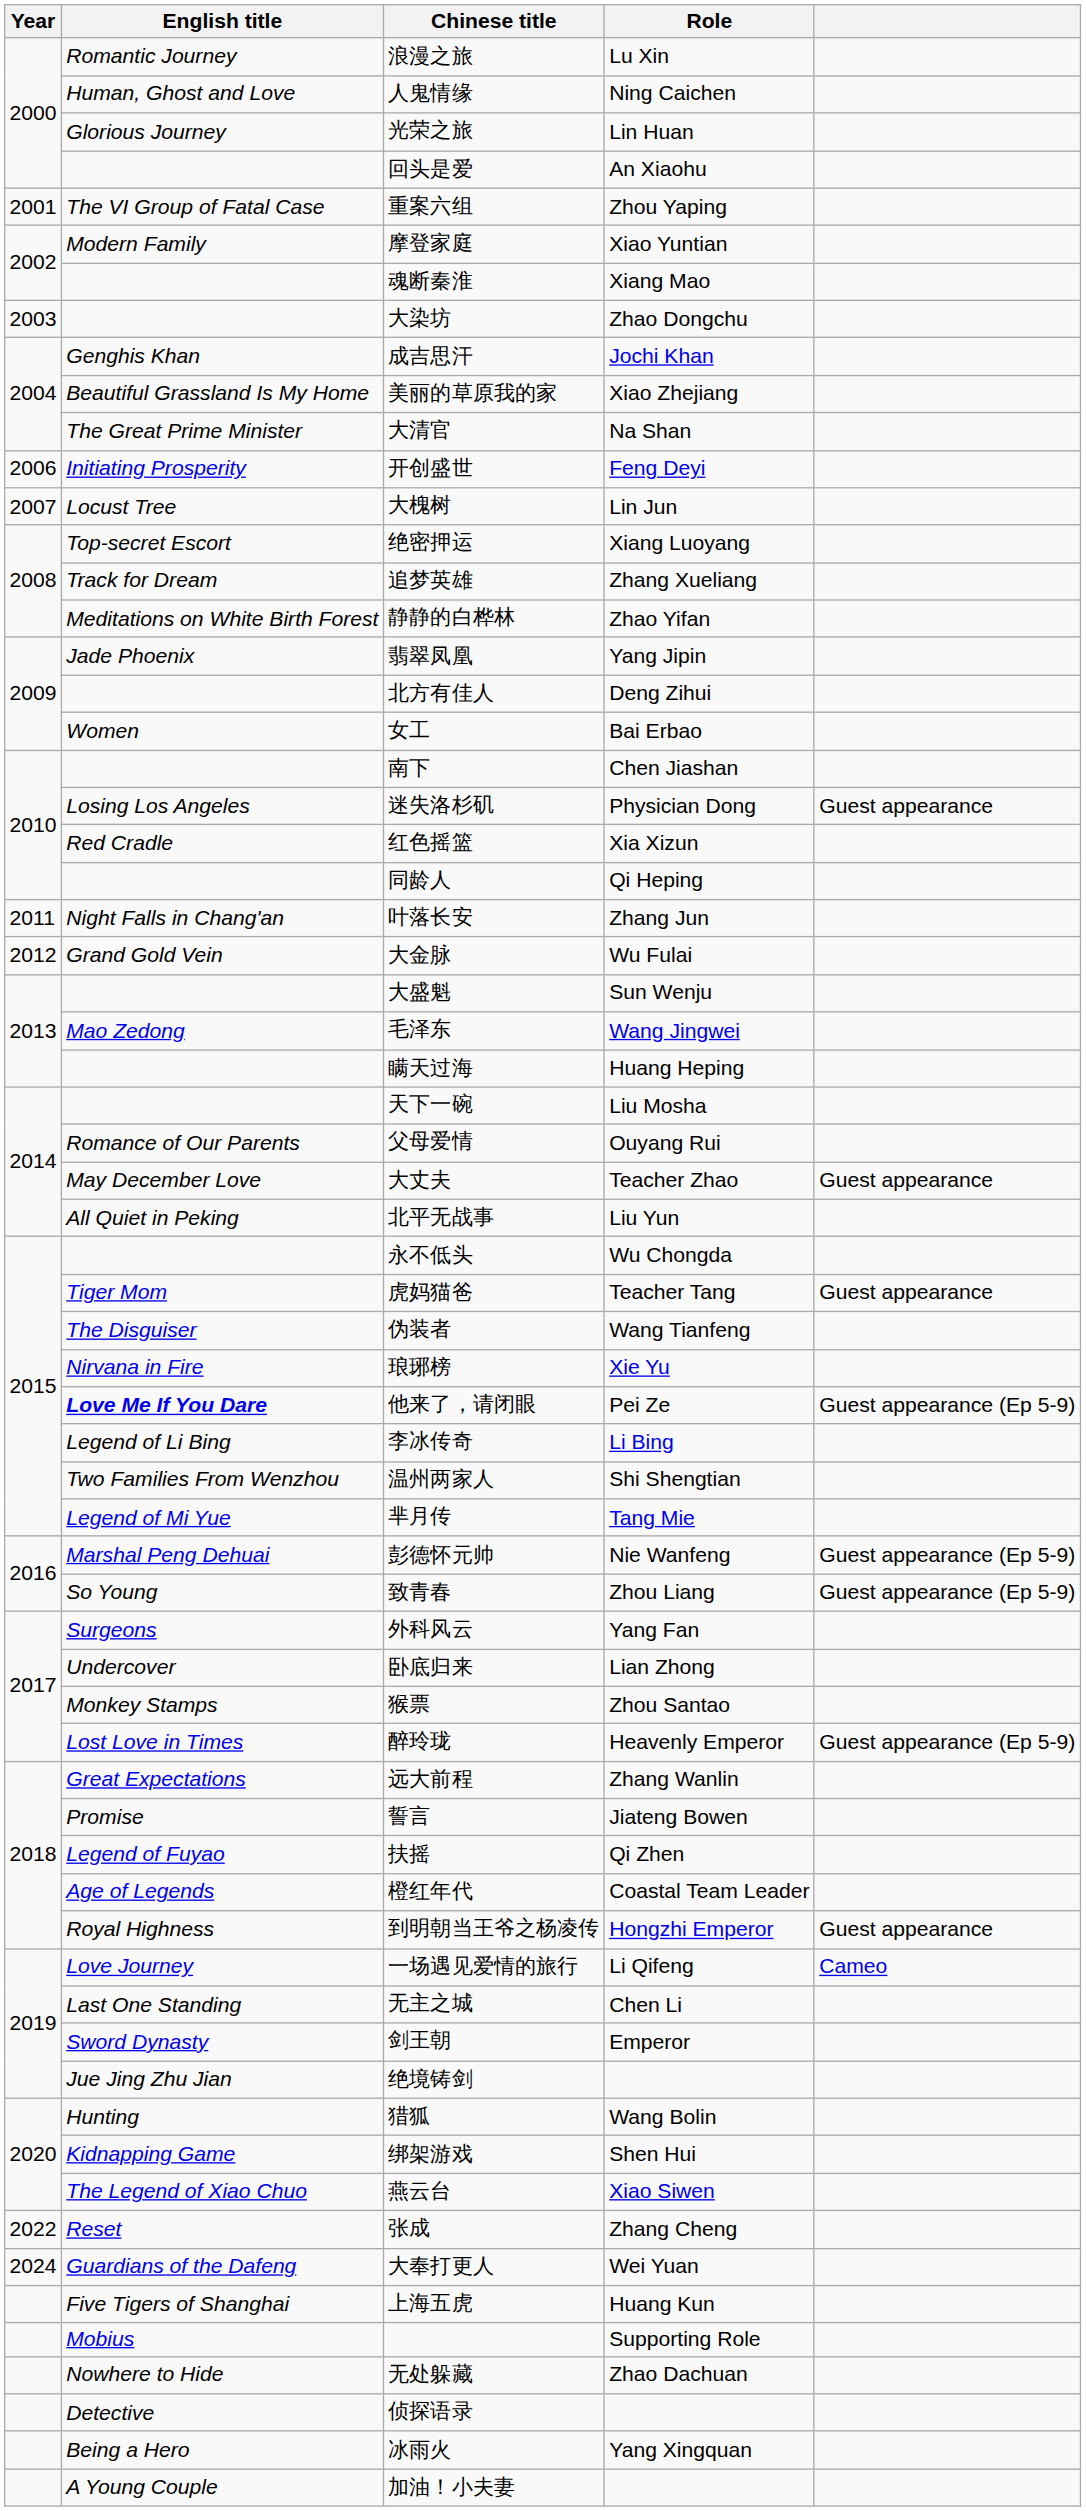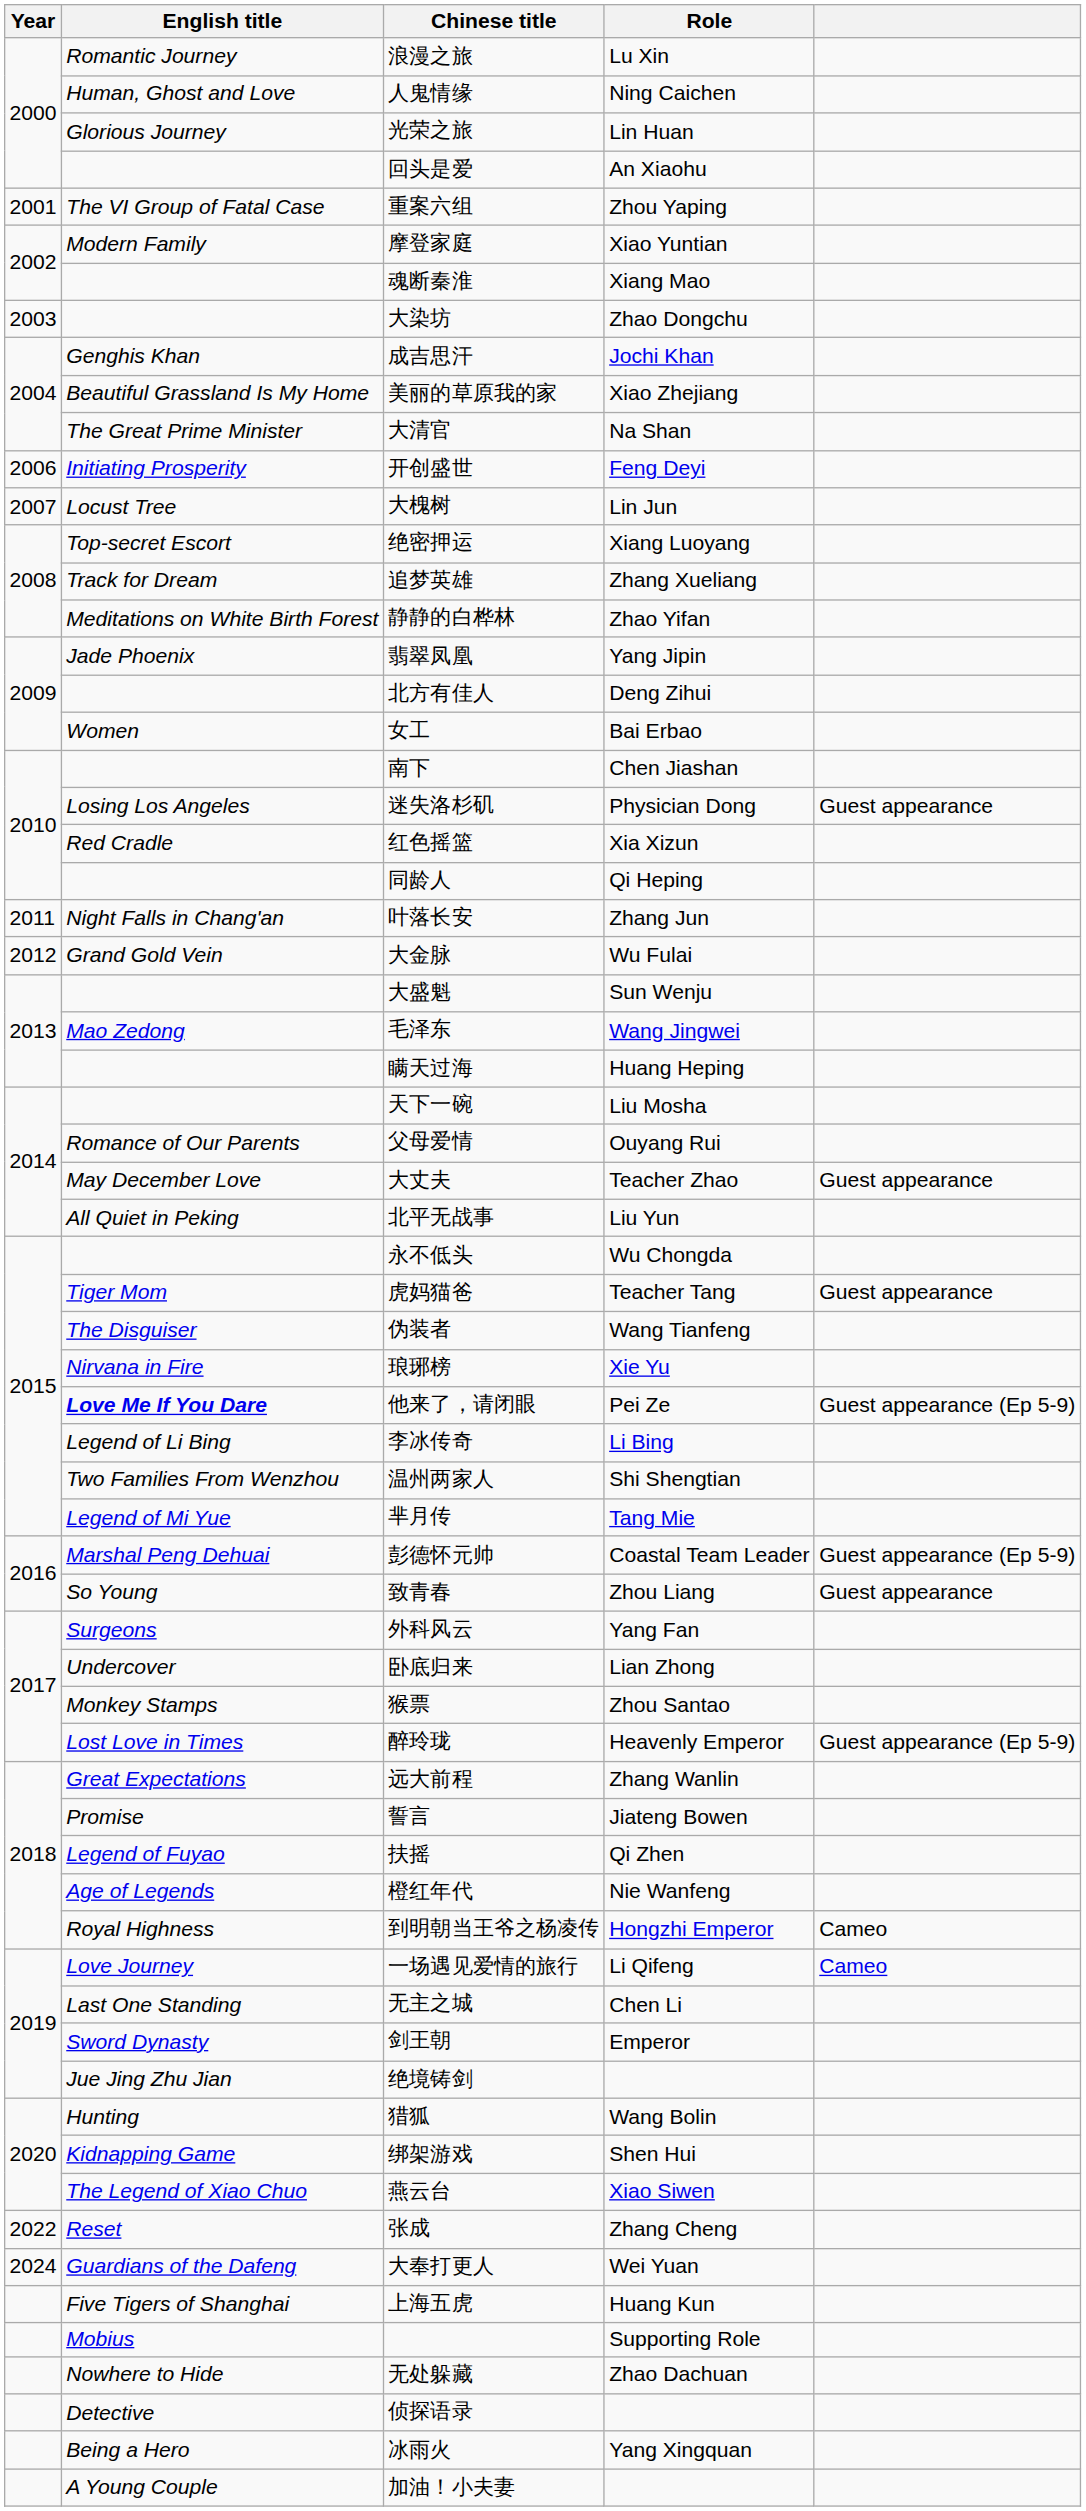(670, 1554) Nie Wanfeng -> (709, 1554) Coastal Team Leader
(947, 1592) Guest appearance (Ep 5-9) -> (906, 1592) Guest appearance
(709, 1892) Coastal Team Leader -> (670, 1892) Nie Wanfeng
(906, 1929) Guest appearance -> (853, 1929) Cameo
